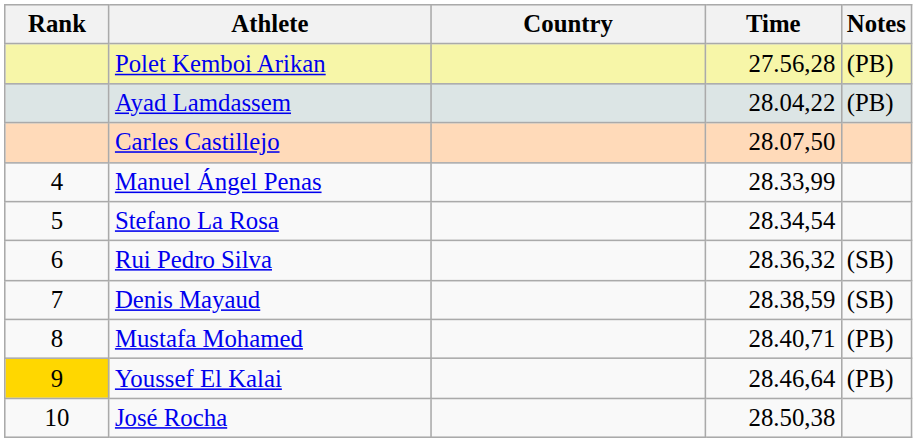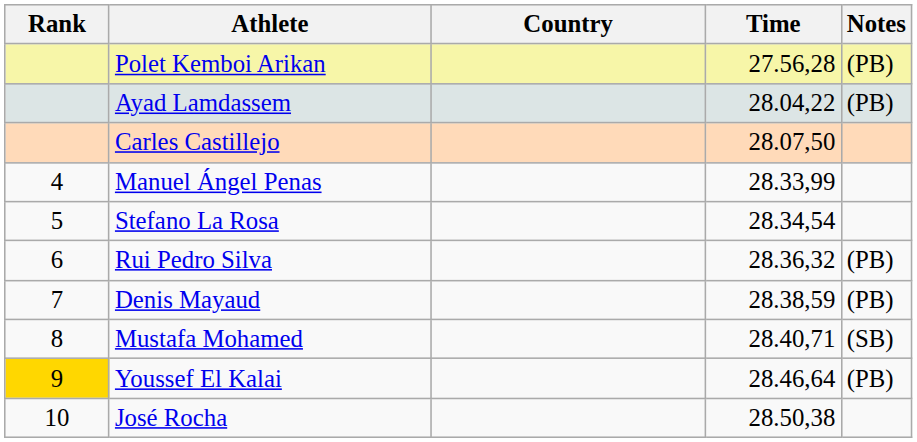(870, 260) (SB) -> (870, 260) (PB)
(870, 299) (SB) -> (870, 299) (PB)
(870, 338) (PB) -> (870, 338) (SB)
